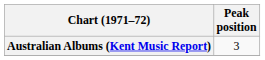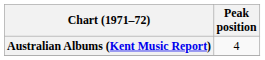(237, 45) 3 -> (237, 45) 4
